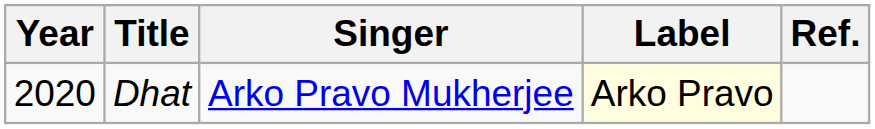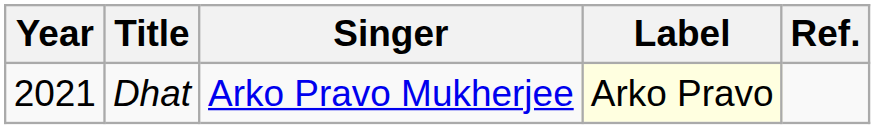(55, 92) 2020 -> (55, 92) 2021
